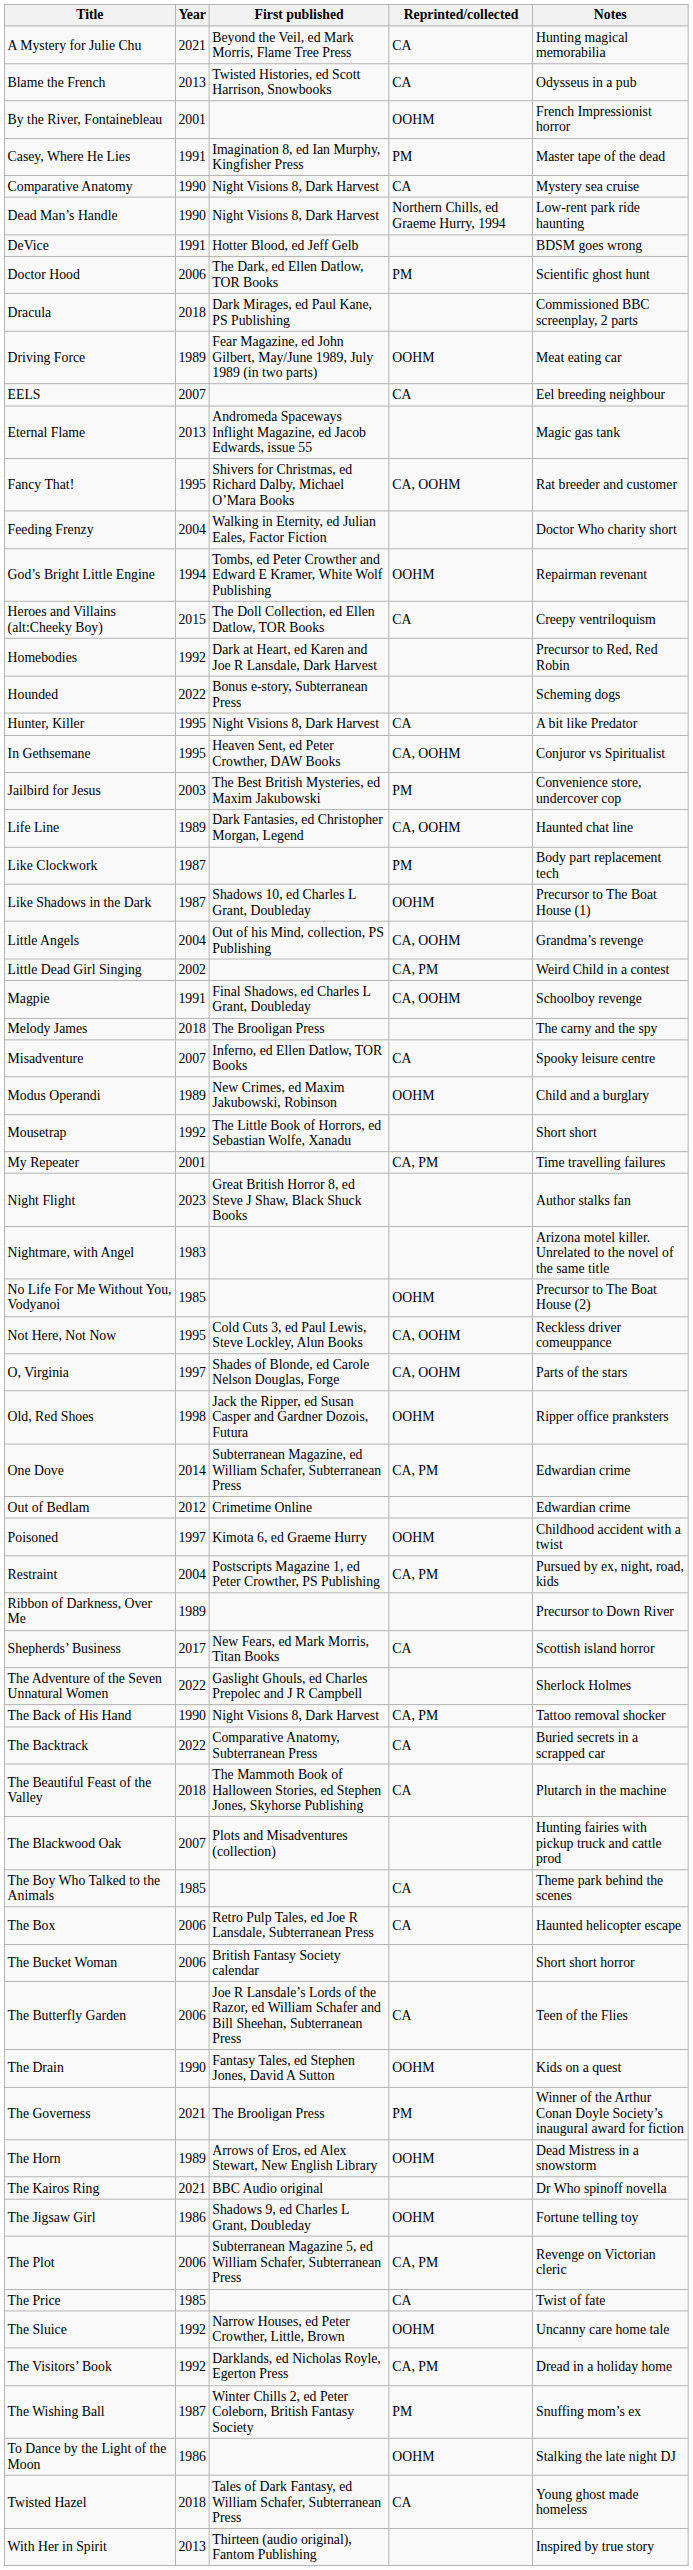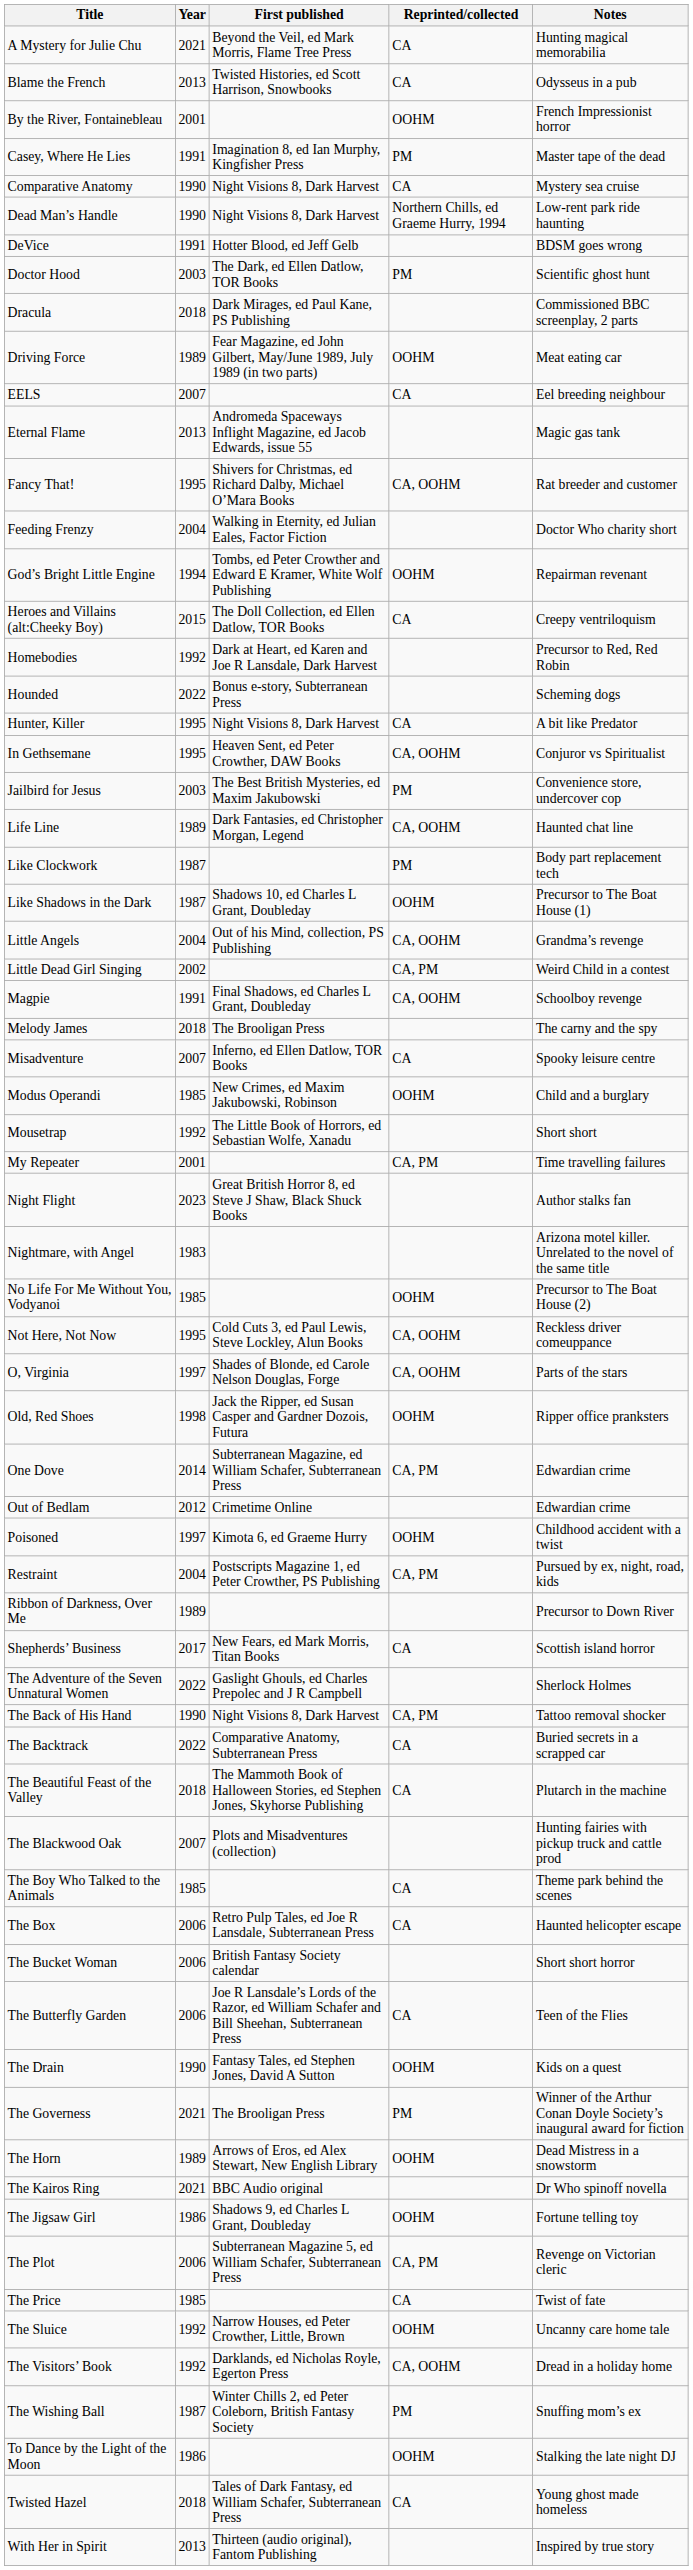(192, 275) 2006 -> (192, 275) 2003
(192, 1095) 1989 -> (192, 1095) 1985
(415, 2366) CA, PM -> (426, 2366) CA, OOHM
